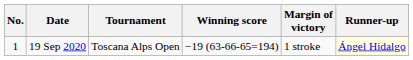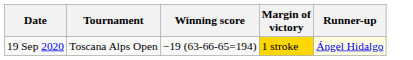- column: (15, 20)
(302, 46) no background -> (280, 46) gold background
